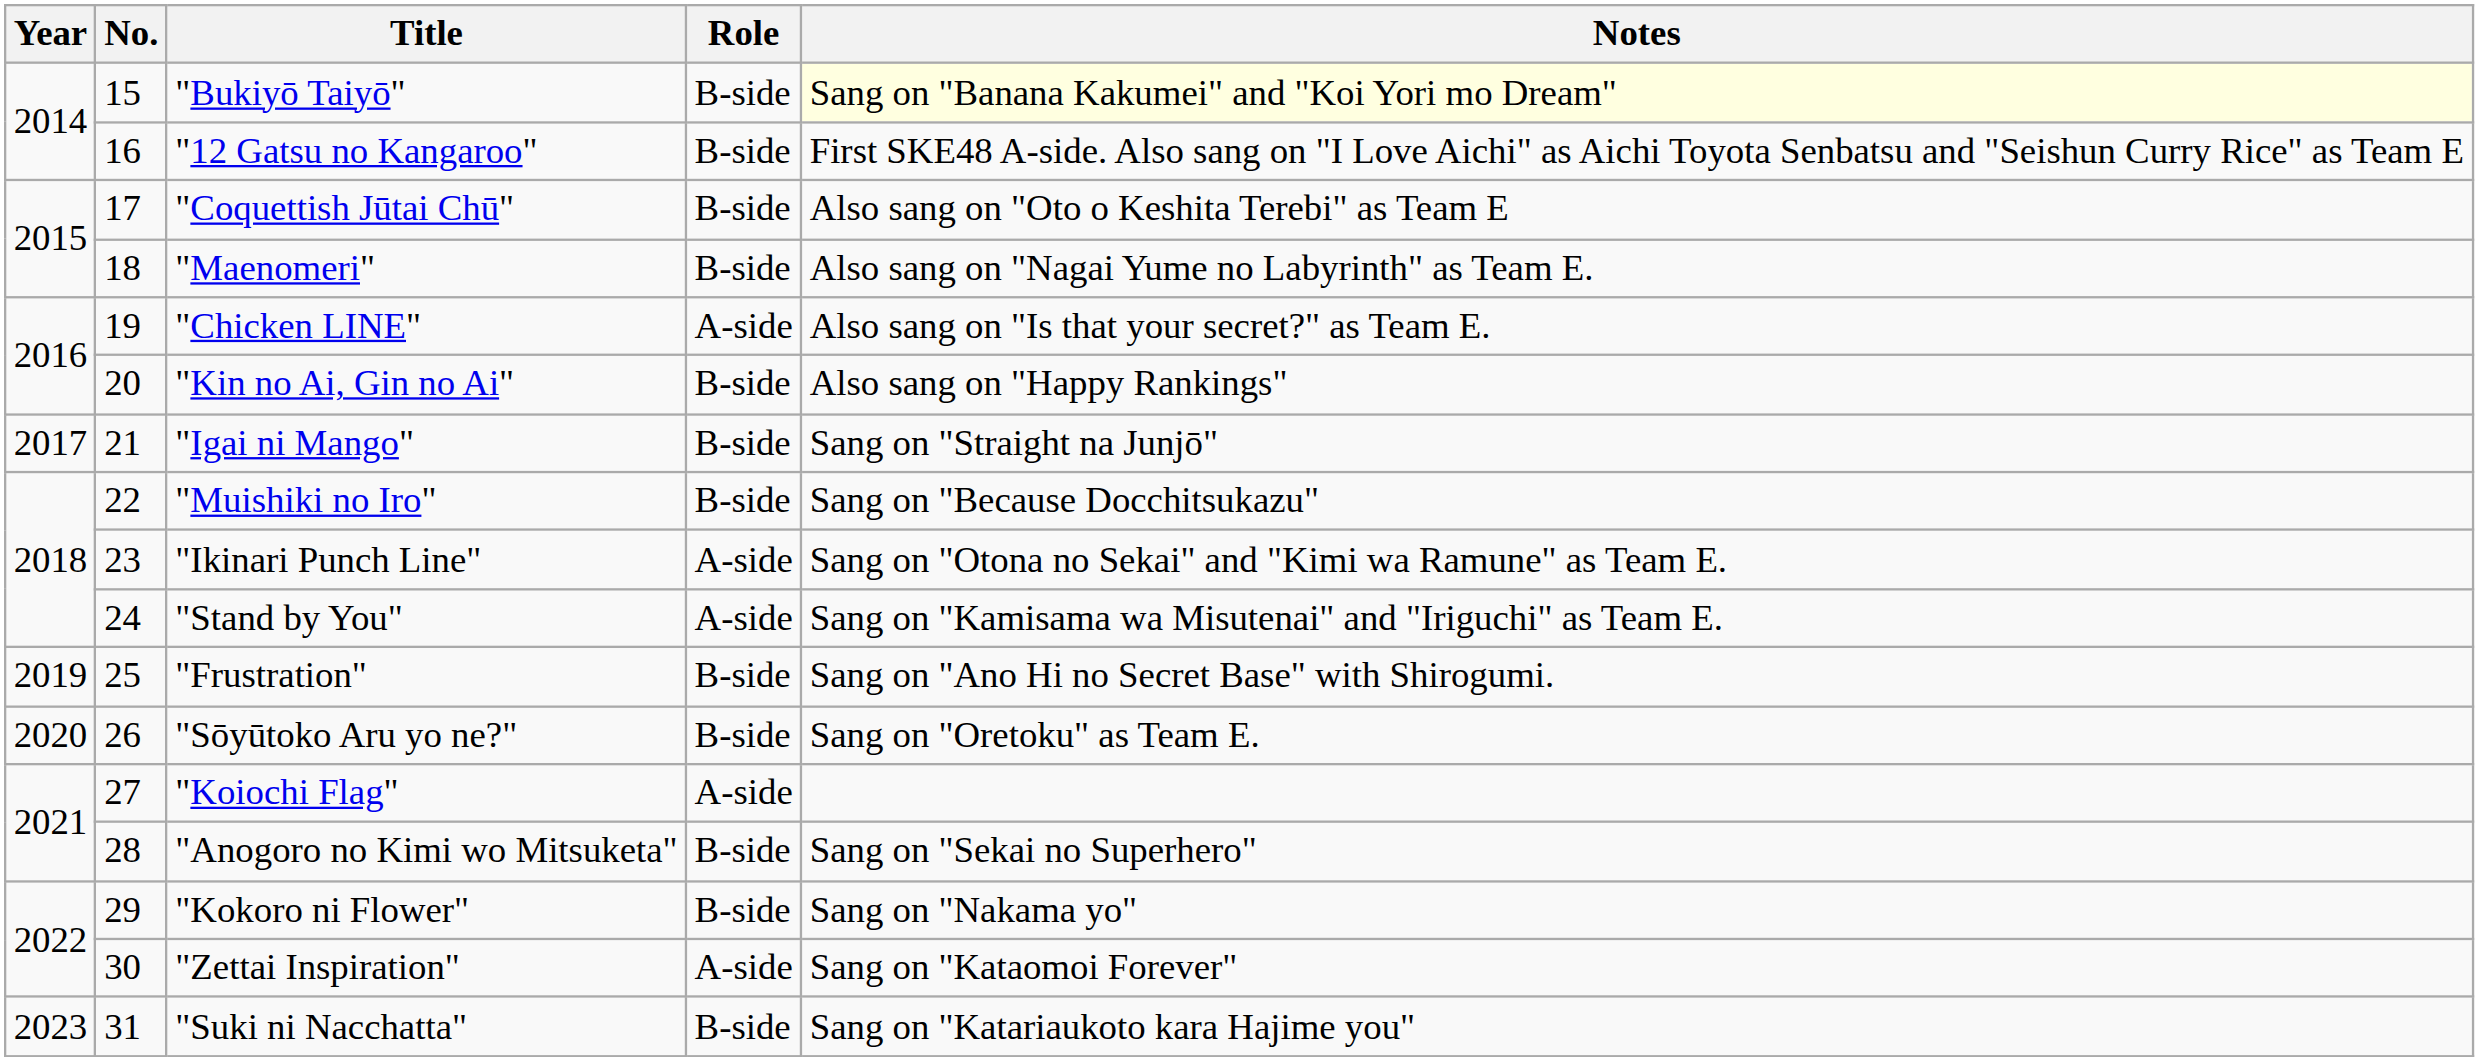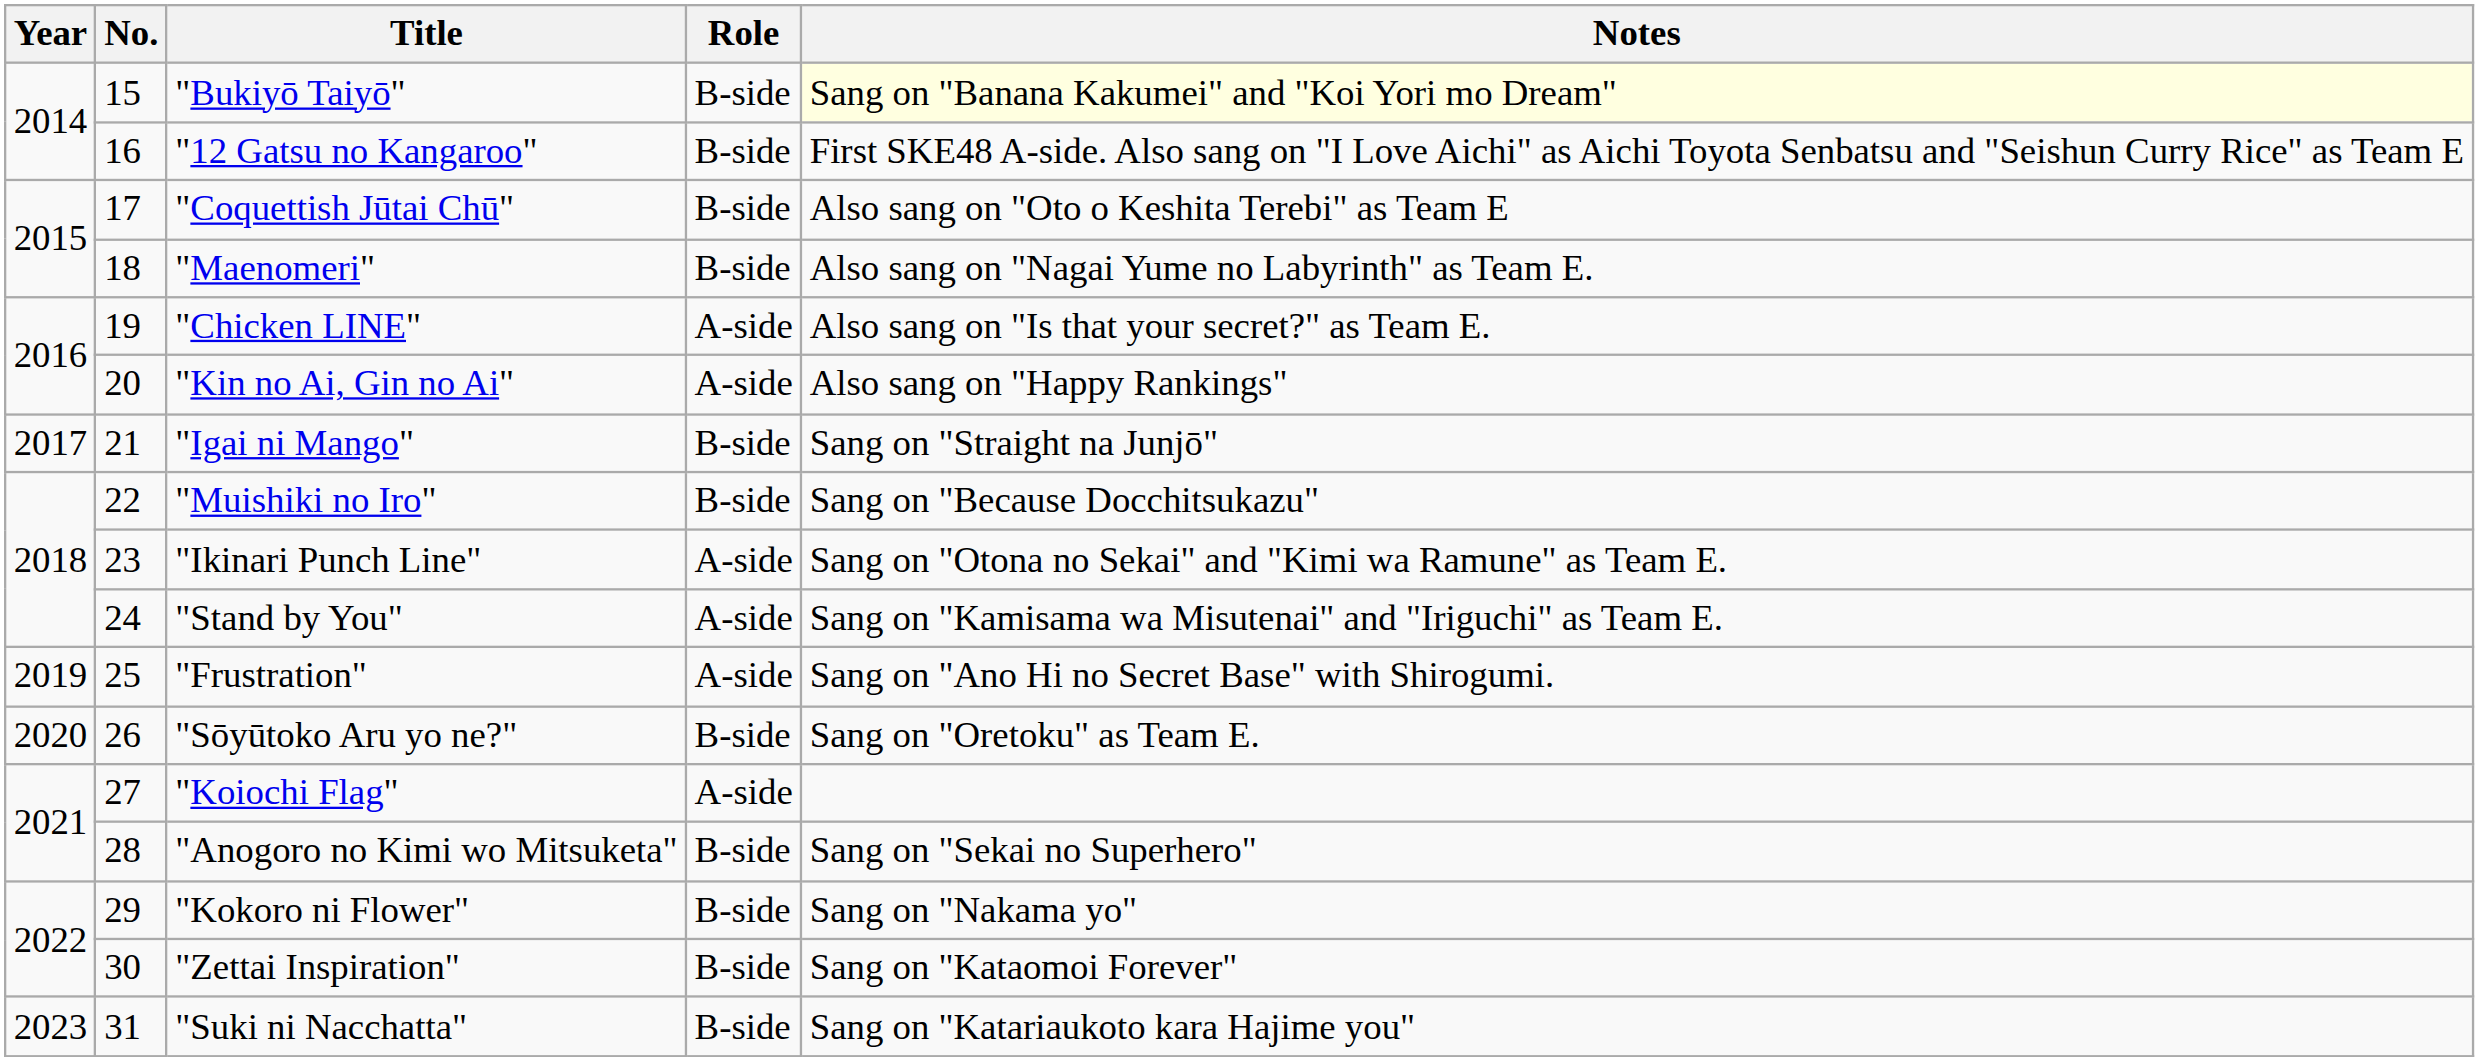(743, 383) B-side -> (744, 383) A-side
(743, 675) B-side -> (744, 675) A-side
(744, 967) A-side -> (743, 967) B-side
